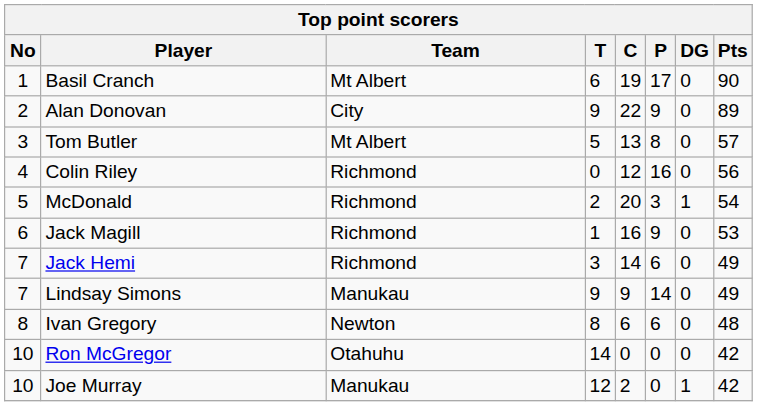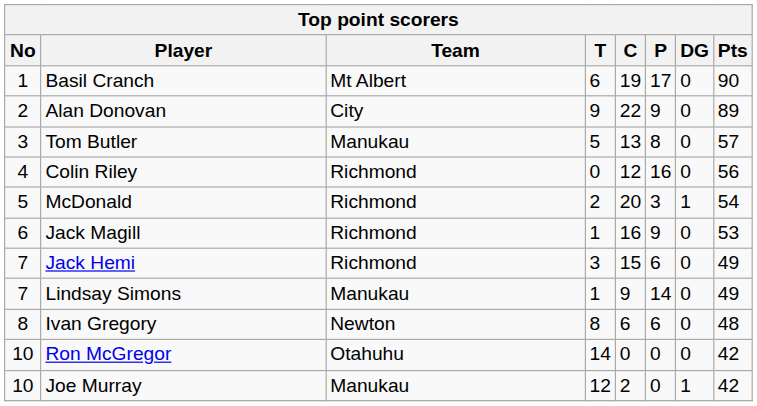(368, 141) Mt Albert -> (370, 141) Manukau
(630, 263) 14 -> (630, 263) 15
(595, 293) 9 -> (595, 293) 1
